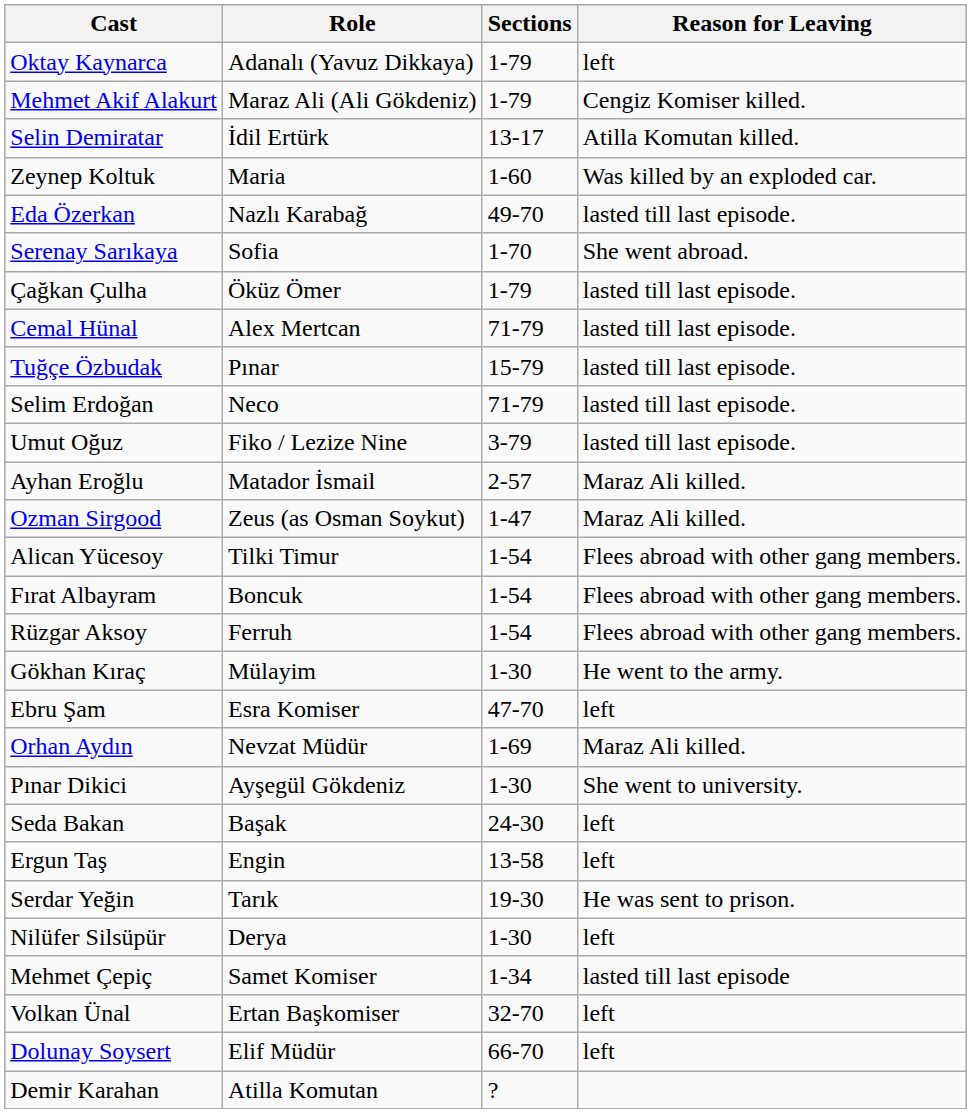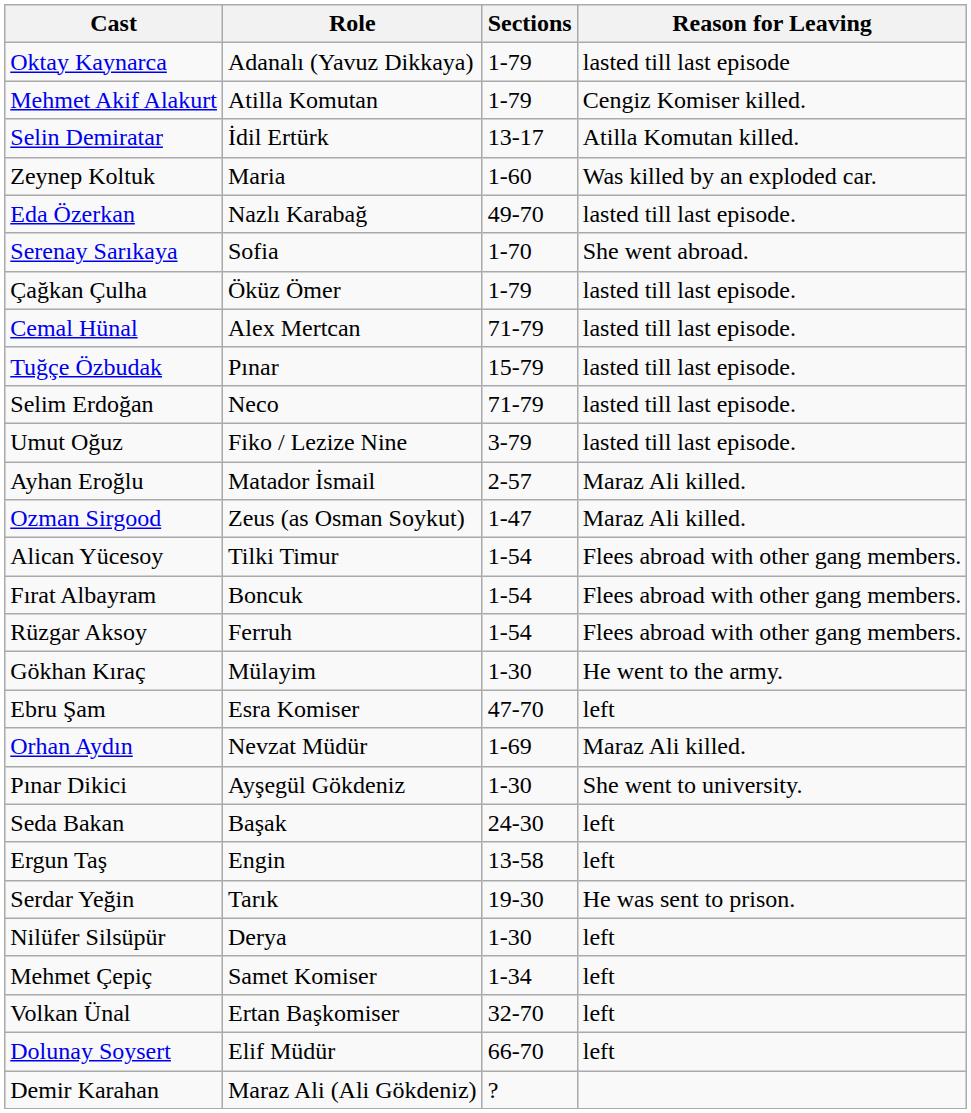(599, 61) left -> (686, 61) lasted till last episode
(352, 99) Maraz Ali (Ali Gökdeniz) -> (303, 99) Atilla Komutan
(686, 975) lasted till last episode -> (599, 975) left
(303, 1089) Atilla Komutan -> (352, 1089) Maraz Ali (Ali Gökdeniz)
